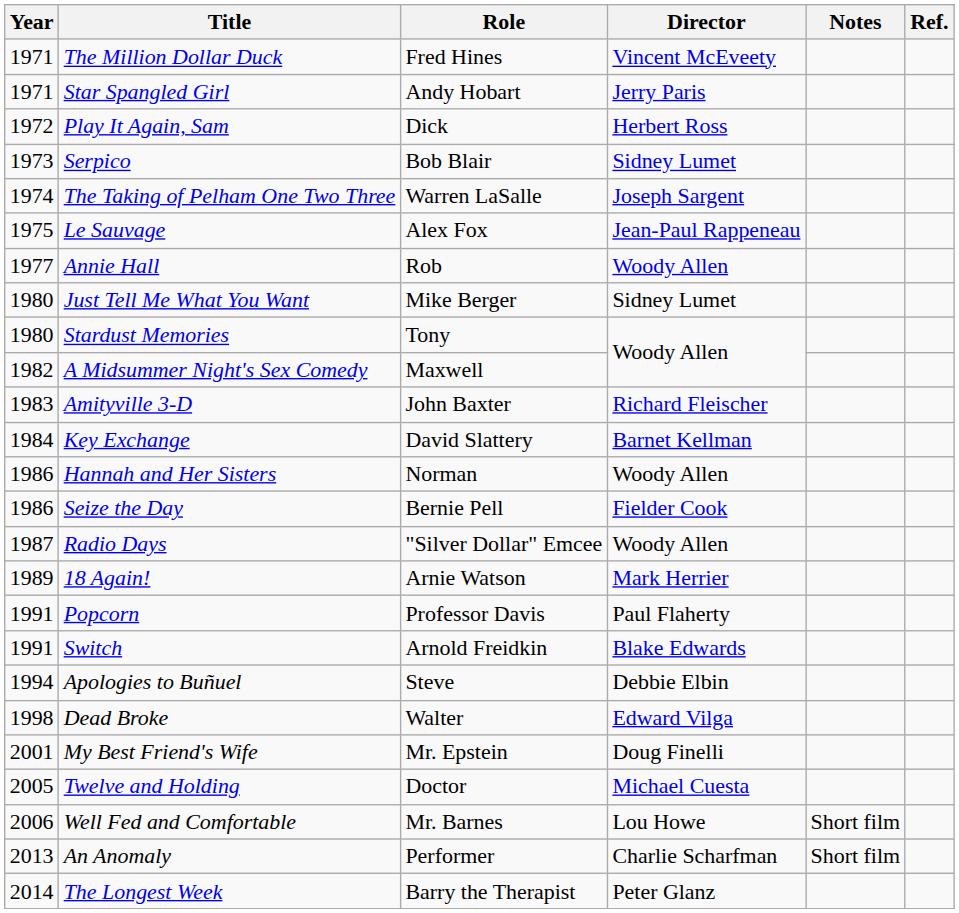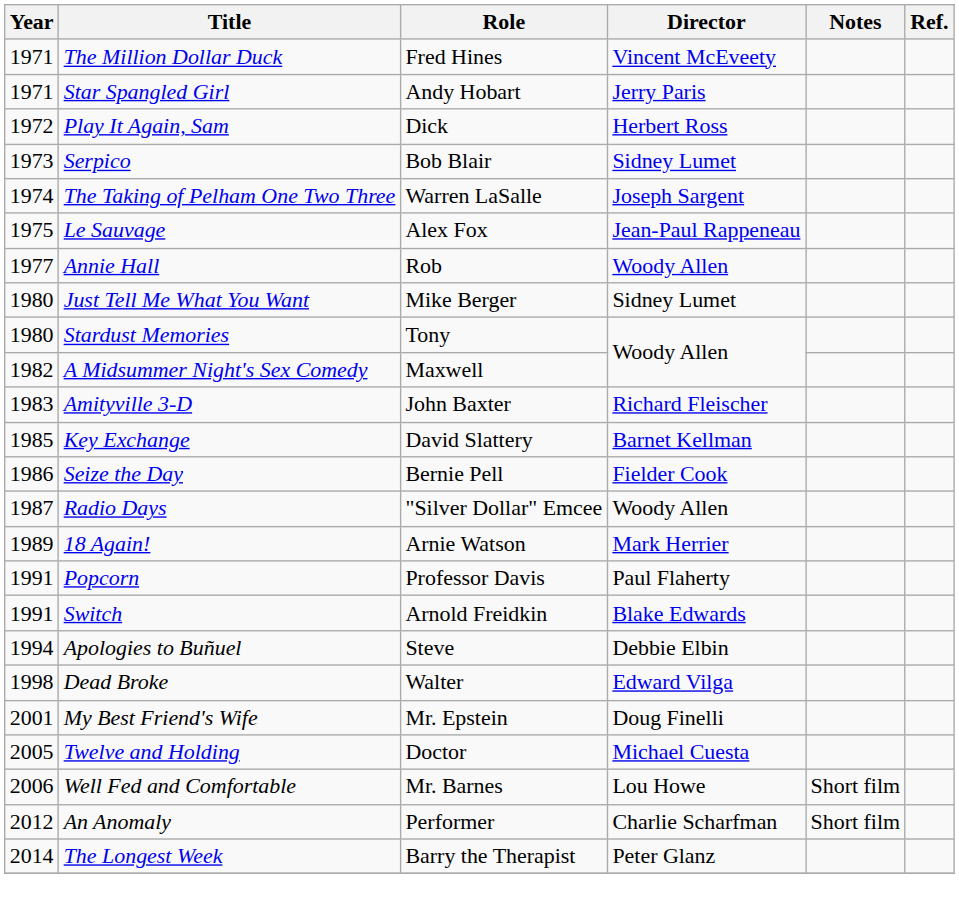(32, 439) 1984 -> (32, 439) 1985
- row: (170, 473)
(32, 856) 2013 -> (32, 821) 2012
